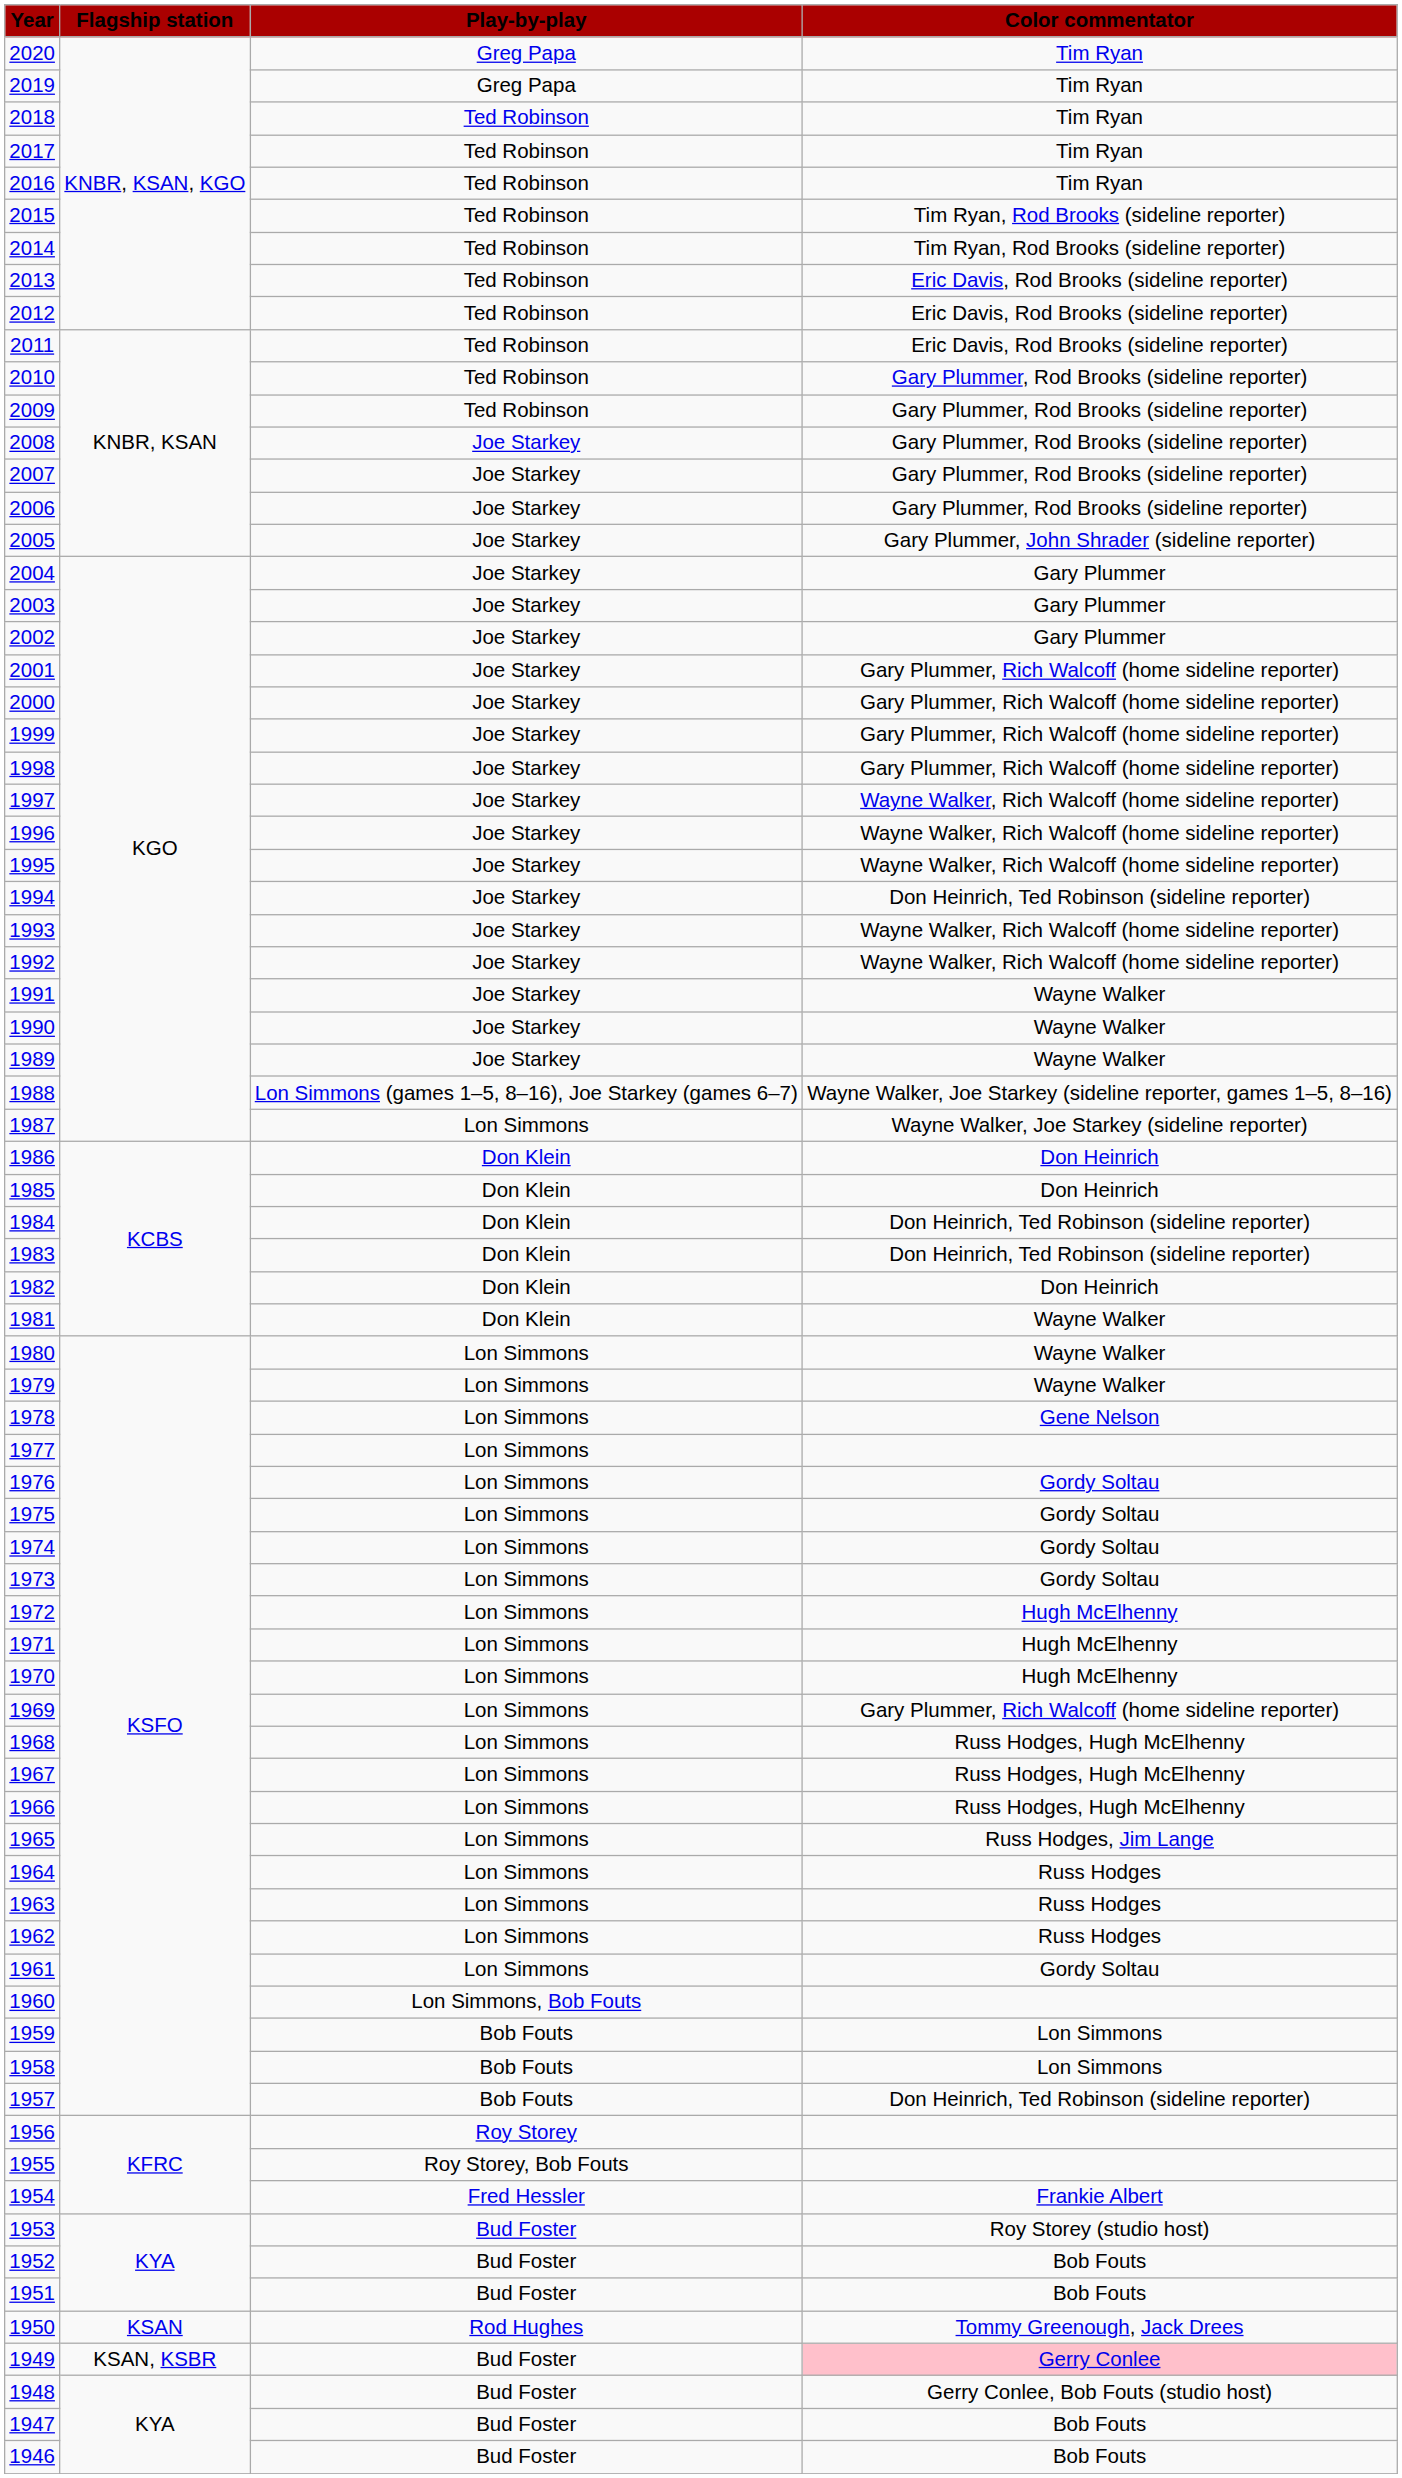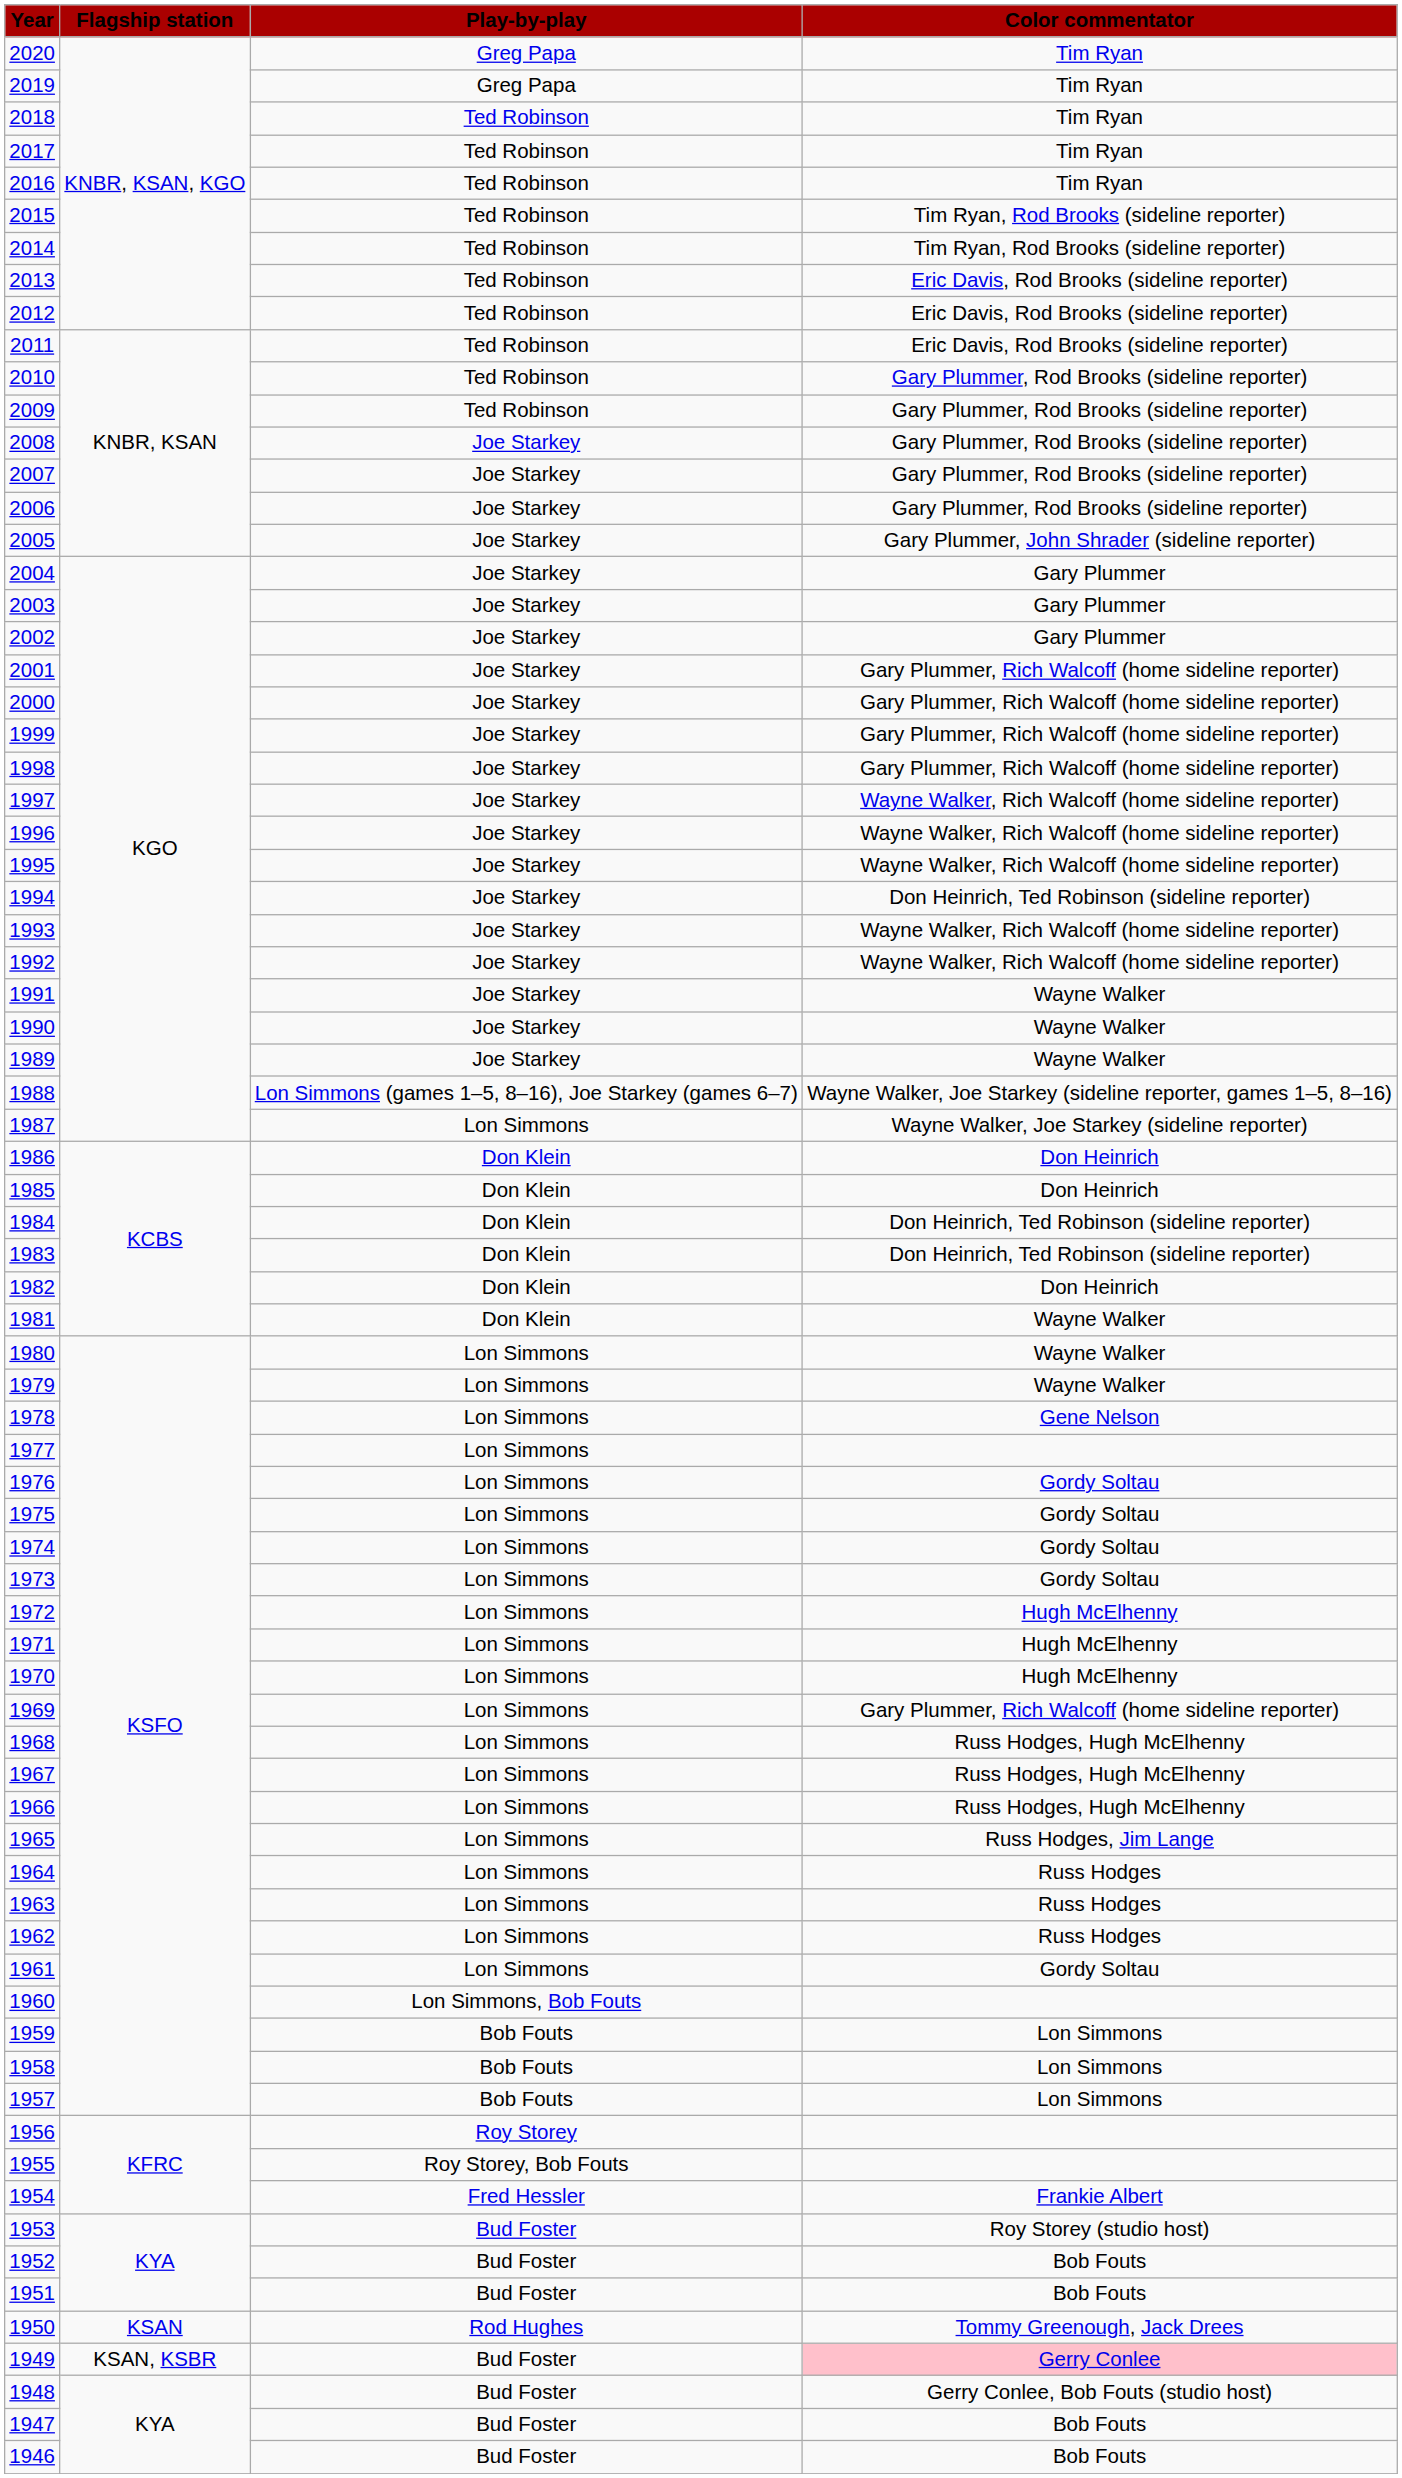(1100, 2099) Don Heinrich, Ted Robinson (sideline reporter) -> (1100, 2099) Lon Simmons
